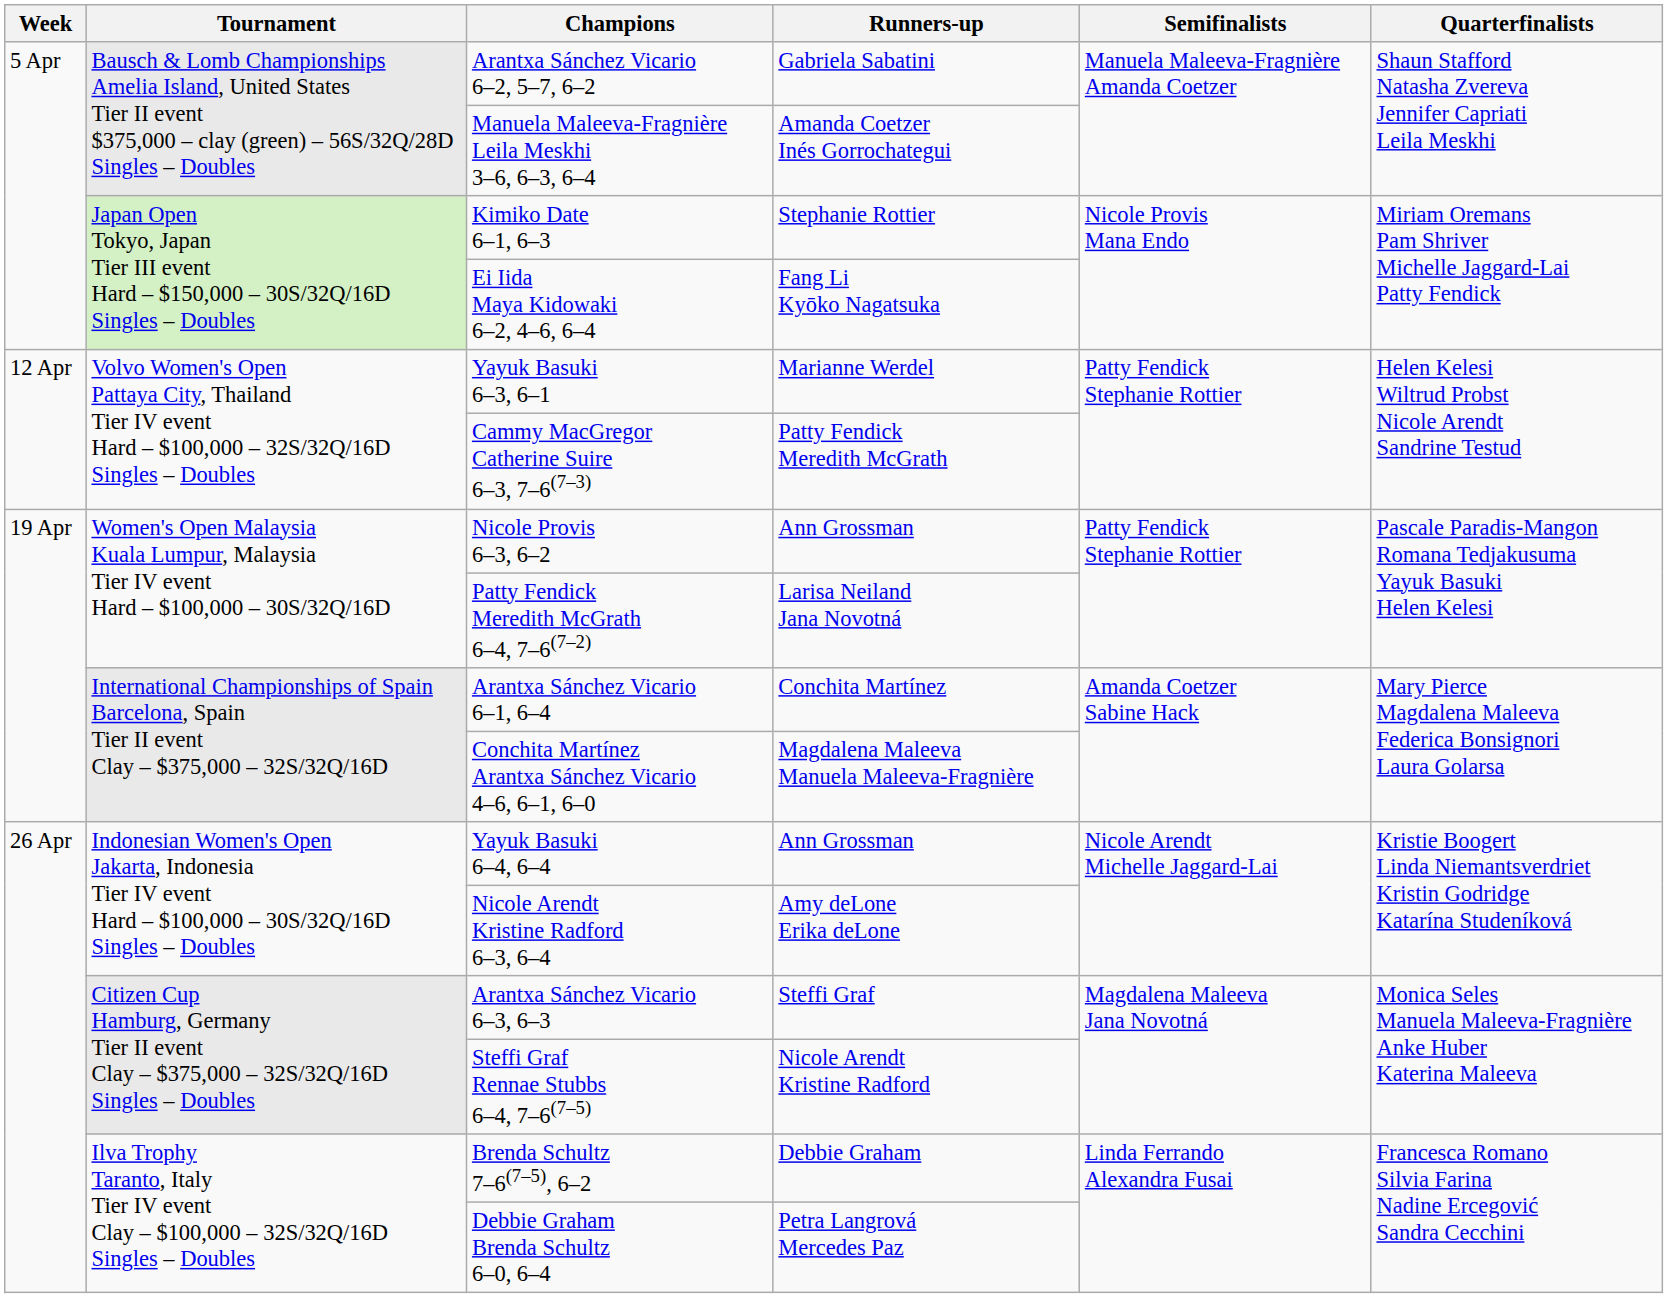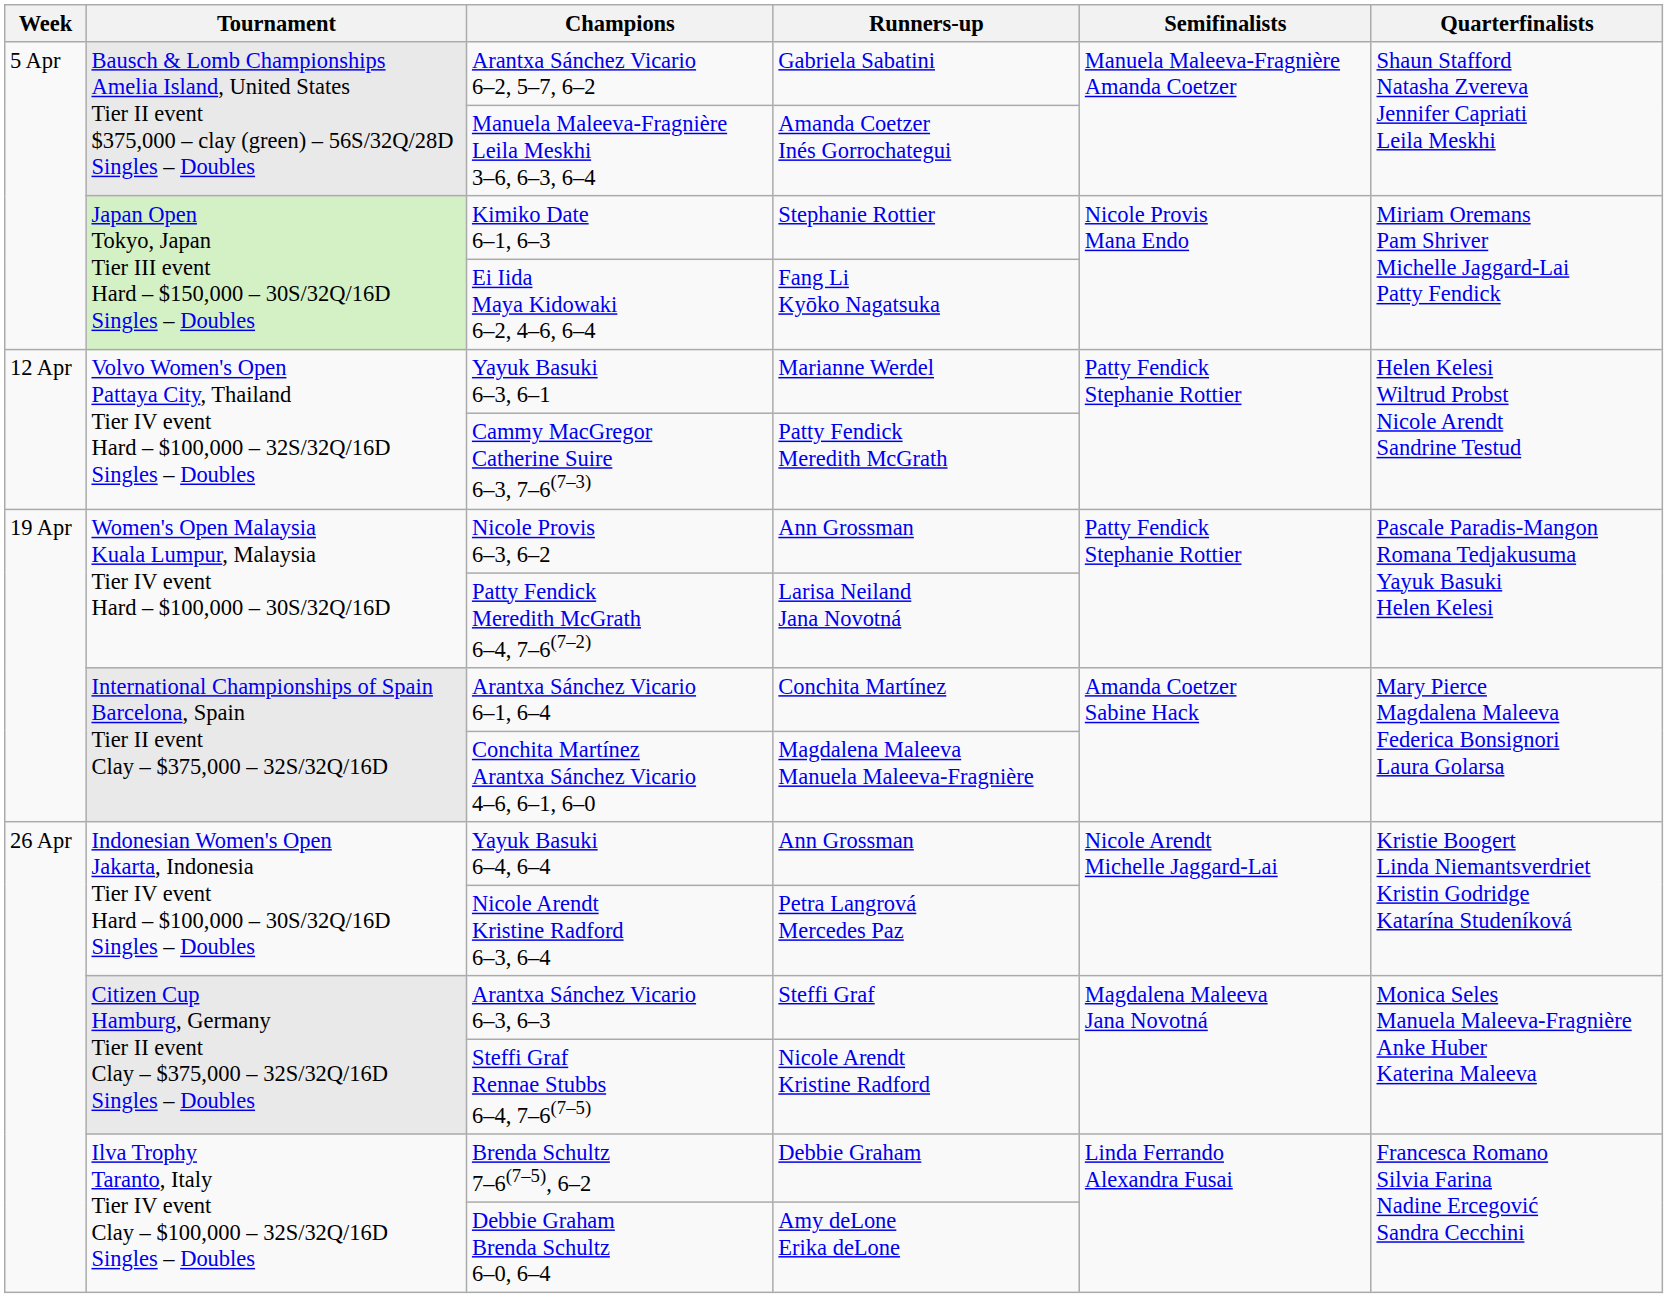(839, 916) Amy deLone Erika deLone -> (847, 916) Petra Langrová Mercedes Paz
(847, 1234) Petra Langrová Mercedes Paz -> (839, 1234) Amy deLone Erika deLone
